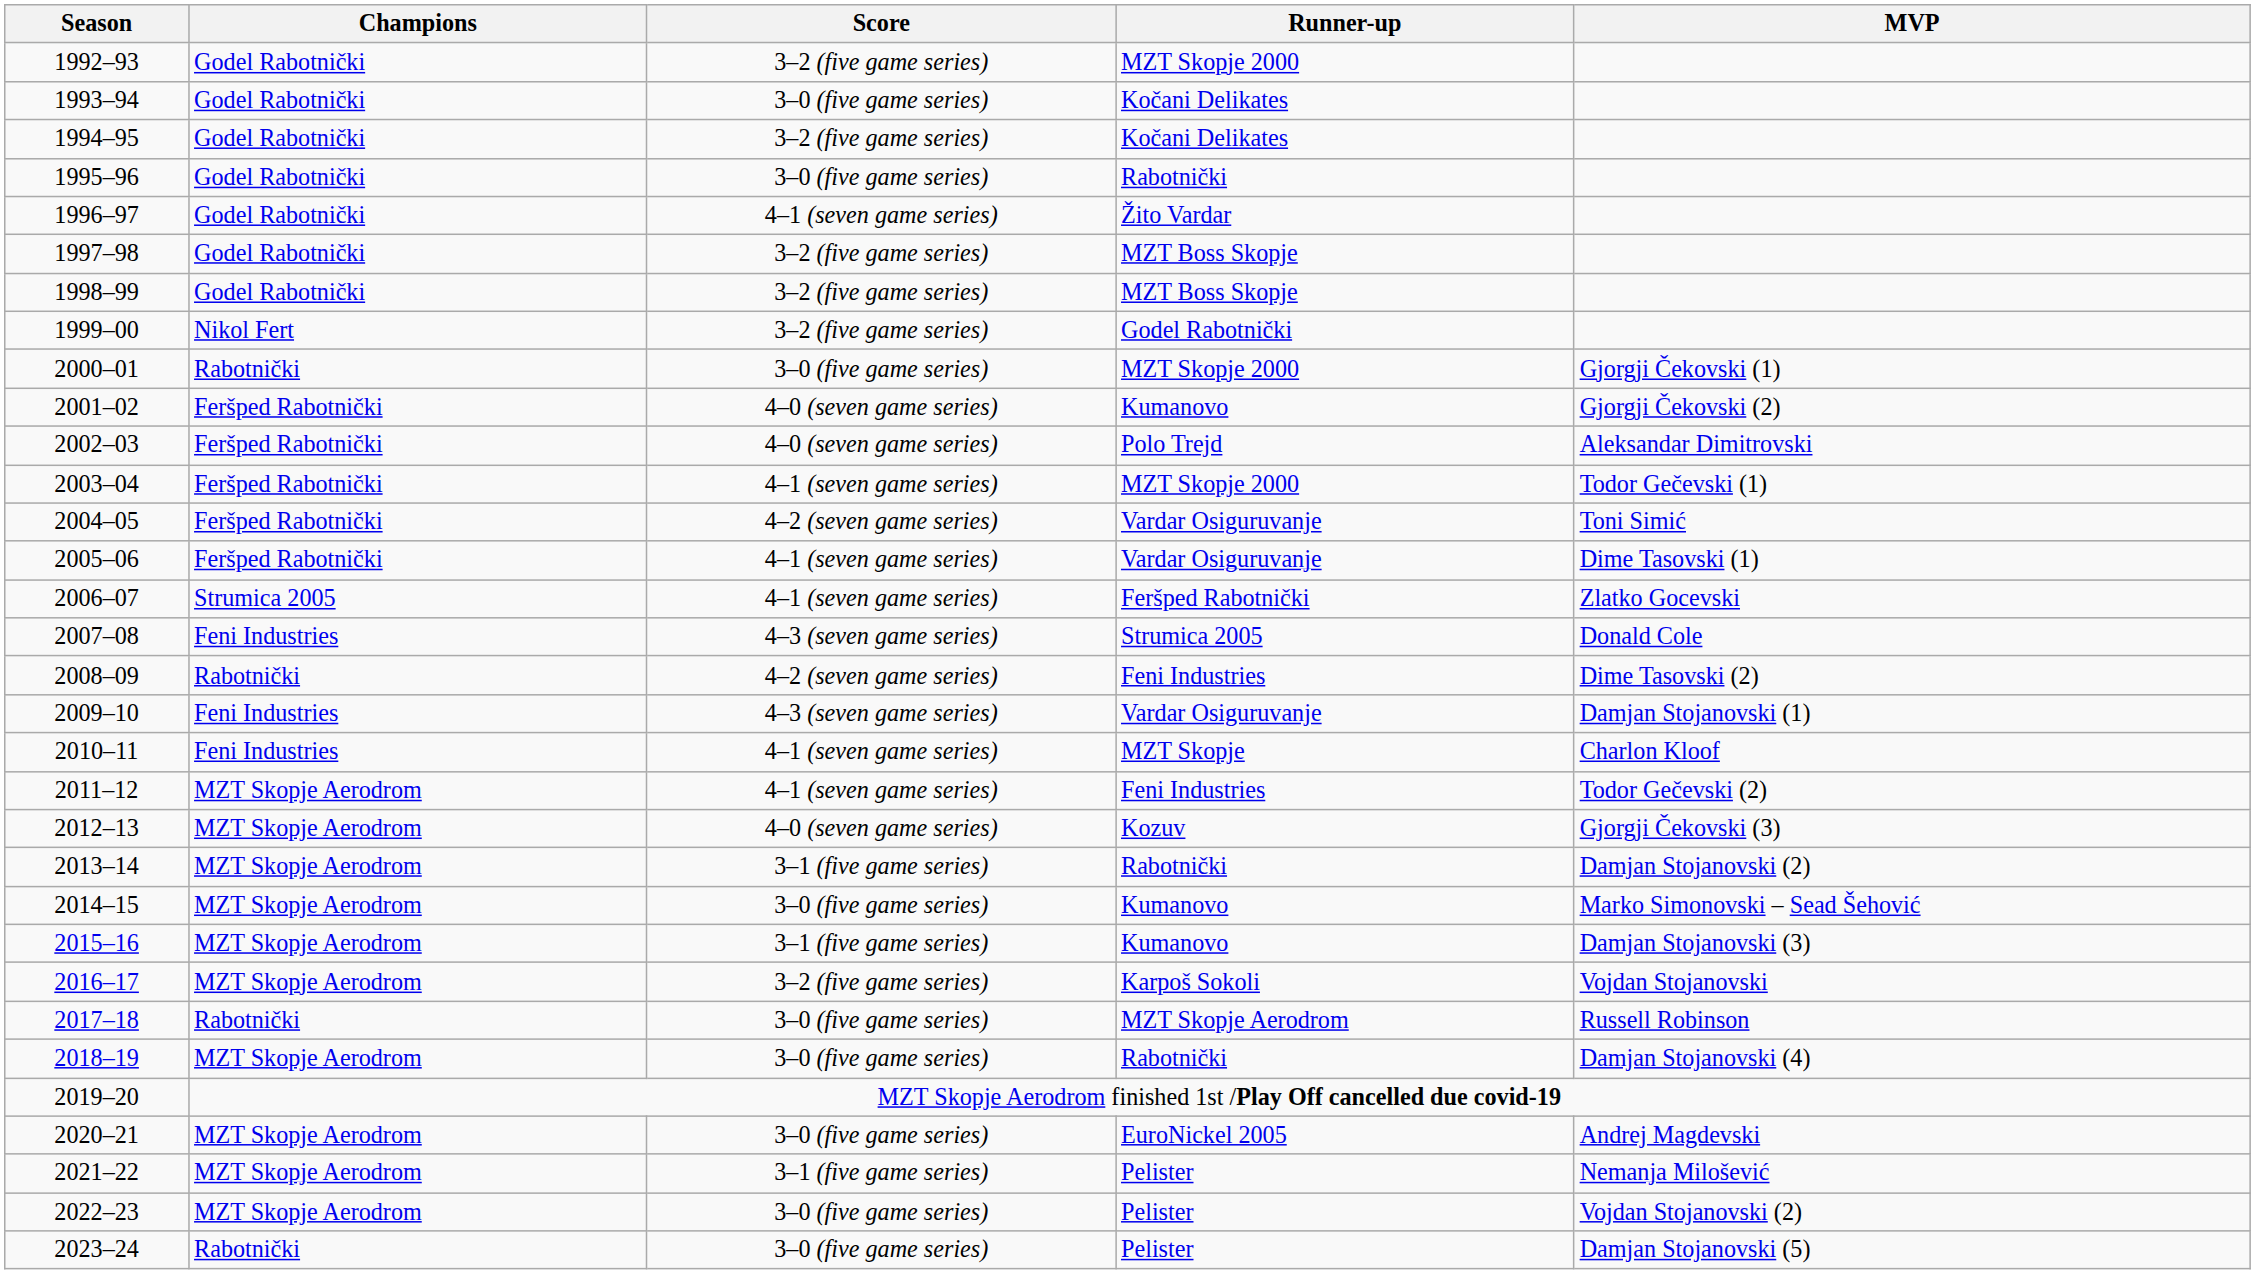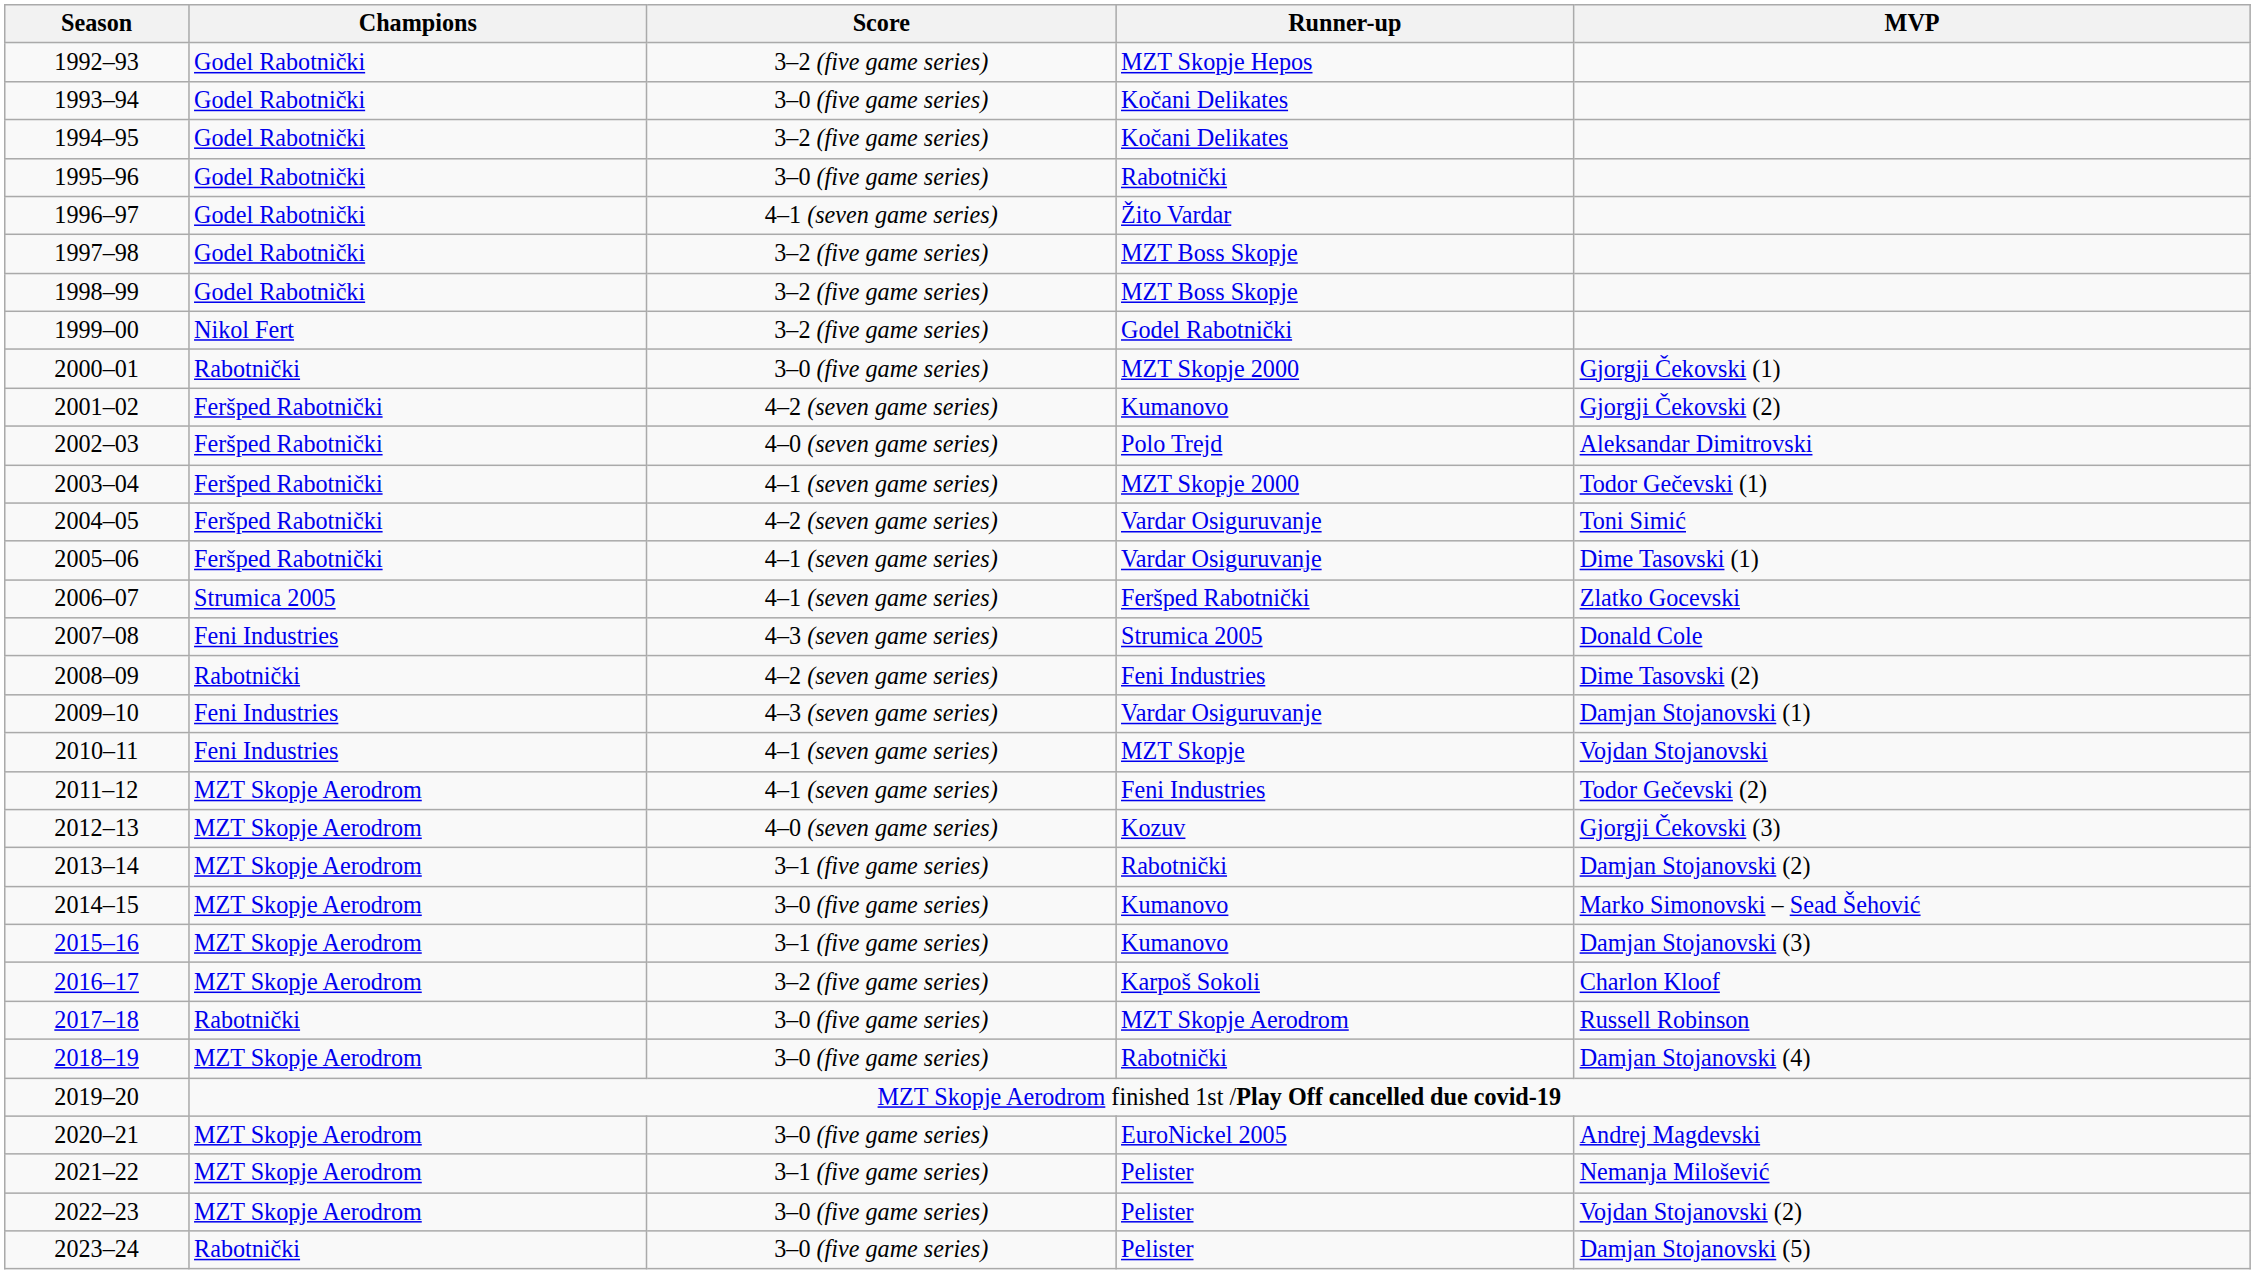(1210, 61) MZT Skopje 2000 -> (1217, 61) MZT Skopje Hepos
(881, 406) 4–0 (seven game series) -> (881, 406) 4–2 (seven game series)
(1650, 751) Charlon Kloof -> (1674, 751) Vojdan Stojanovski
(1674, 981) Vojdan Stojanovski -> (1650, 981) Charlon Kloof
